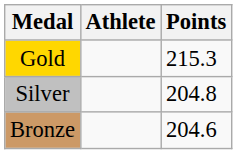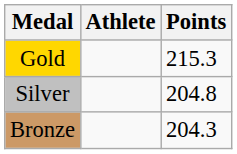(191, 129) 204.6 -> (191, 129) 204.3
